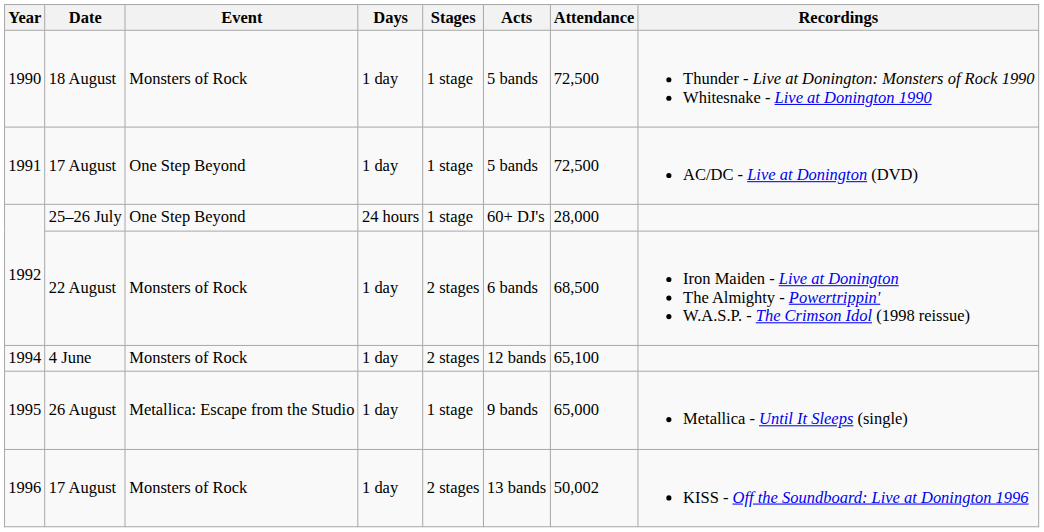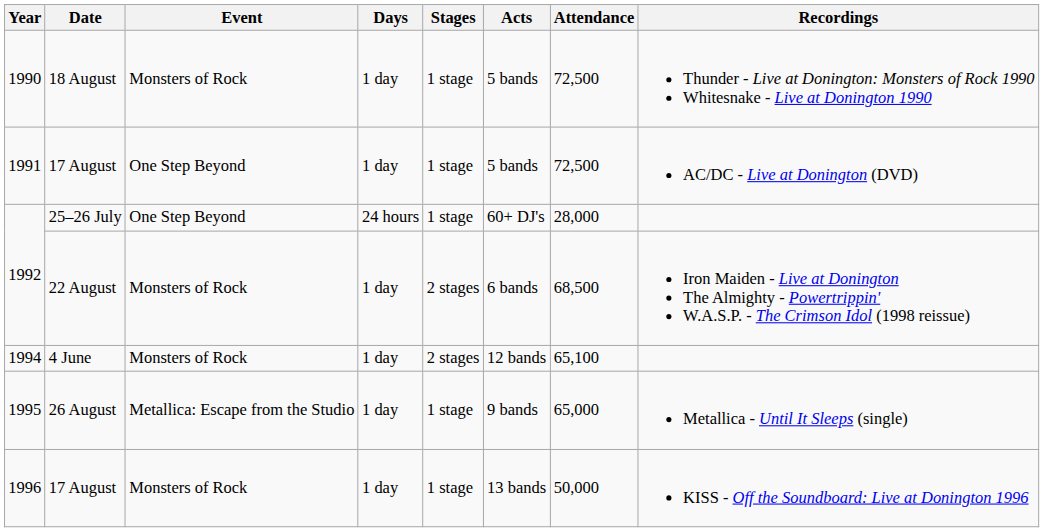(453, 487) 2 stages -> (450, 487) 1 stage
(576, 487) 50,002 -> (576, 487) 50,000
